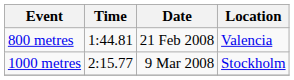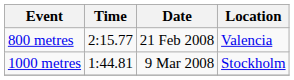(110, 39) 1:44.81 -> (110, 39) 2:15.77
(110, 63) 2:15.77 -> (110, 63) 1:44.81
